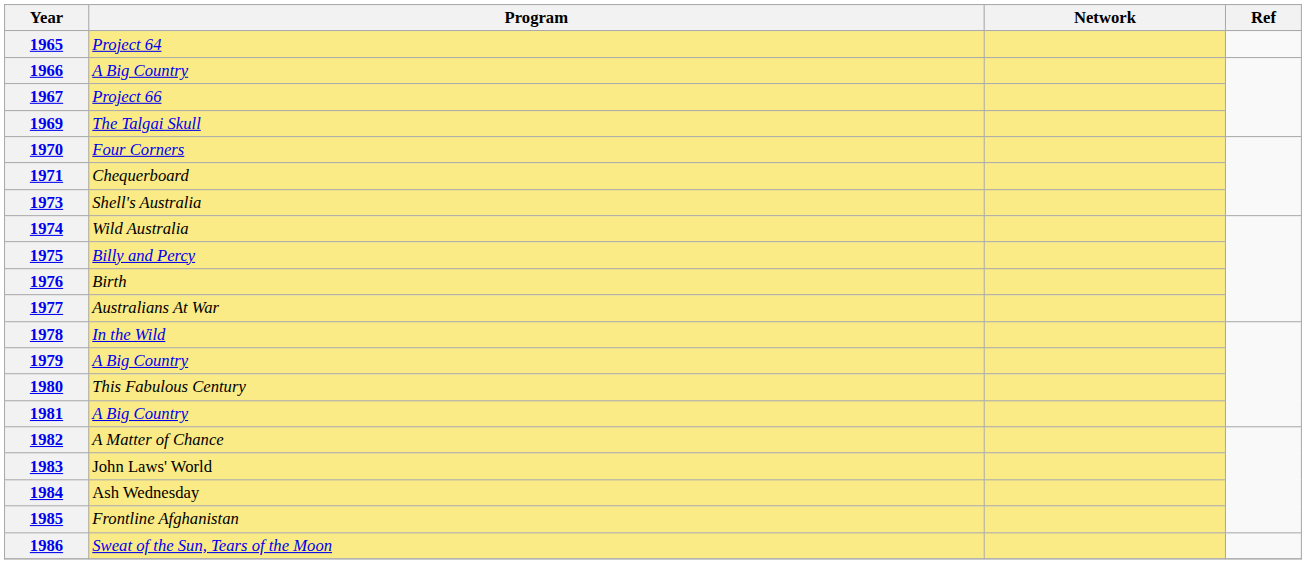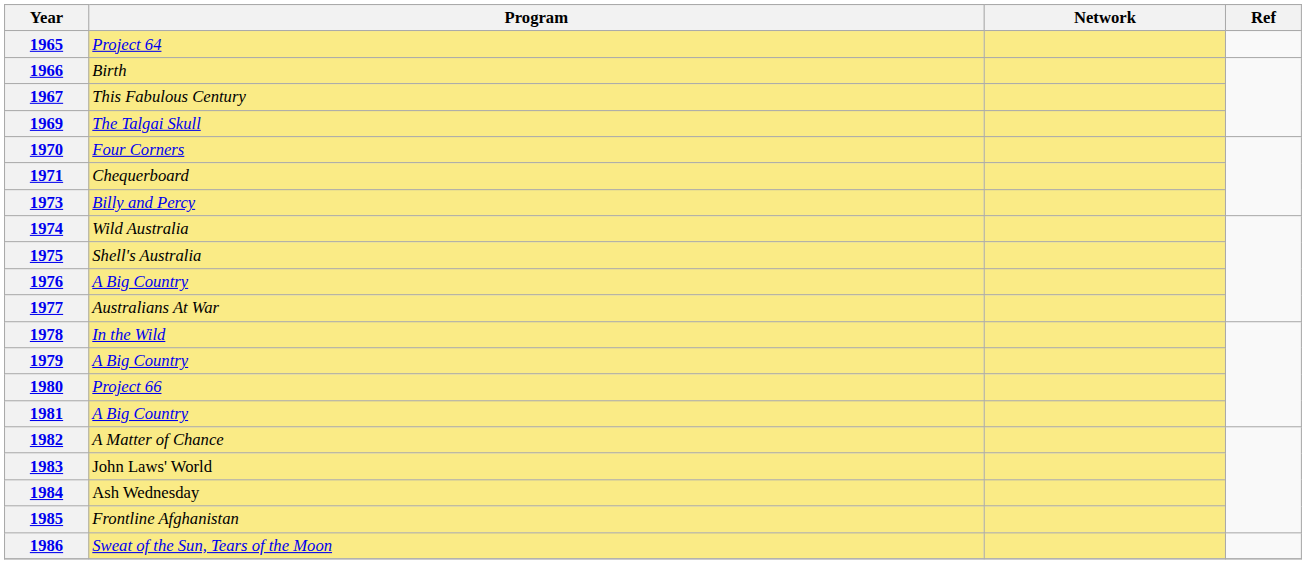(140, 70) A Big Country -> (109, 70) Birth
(127, 96) Project 66 -> (169, 96) This Fabulous Century
(147, 202) Shell's Australia -> (144, 202) Billy and Percy
(144, 255) Billy and Percy -> (147, 255) Shell's Australia
(109, 281) Birth -> (140, 281) A Big Country
(169, 387) This Fabulous Century -> (127, 387) Project 66
